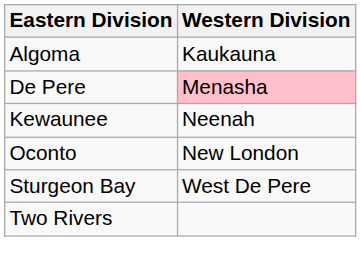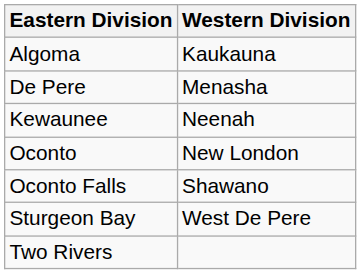(225, 86) pink background -> (225, 86) no background
+ row: (68, 185)
